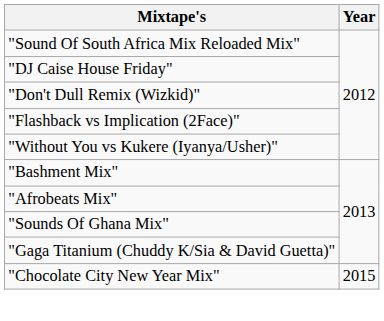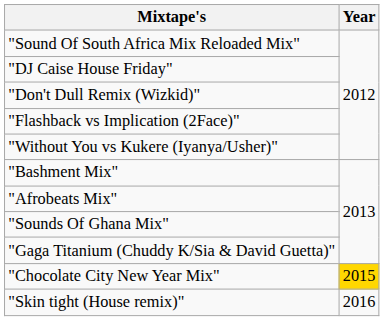(359, 276) no background -> (359, 276) gold background
+ row: (96, 302)
